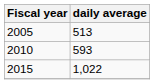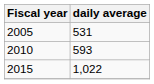(83, 32) 513 -> (83, 32) 531
